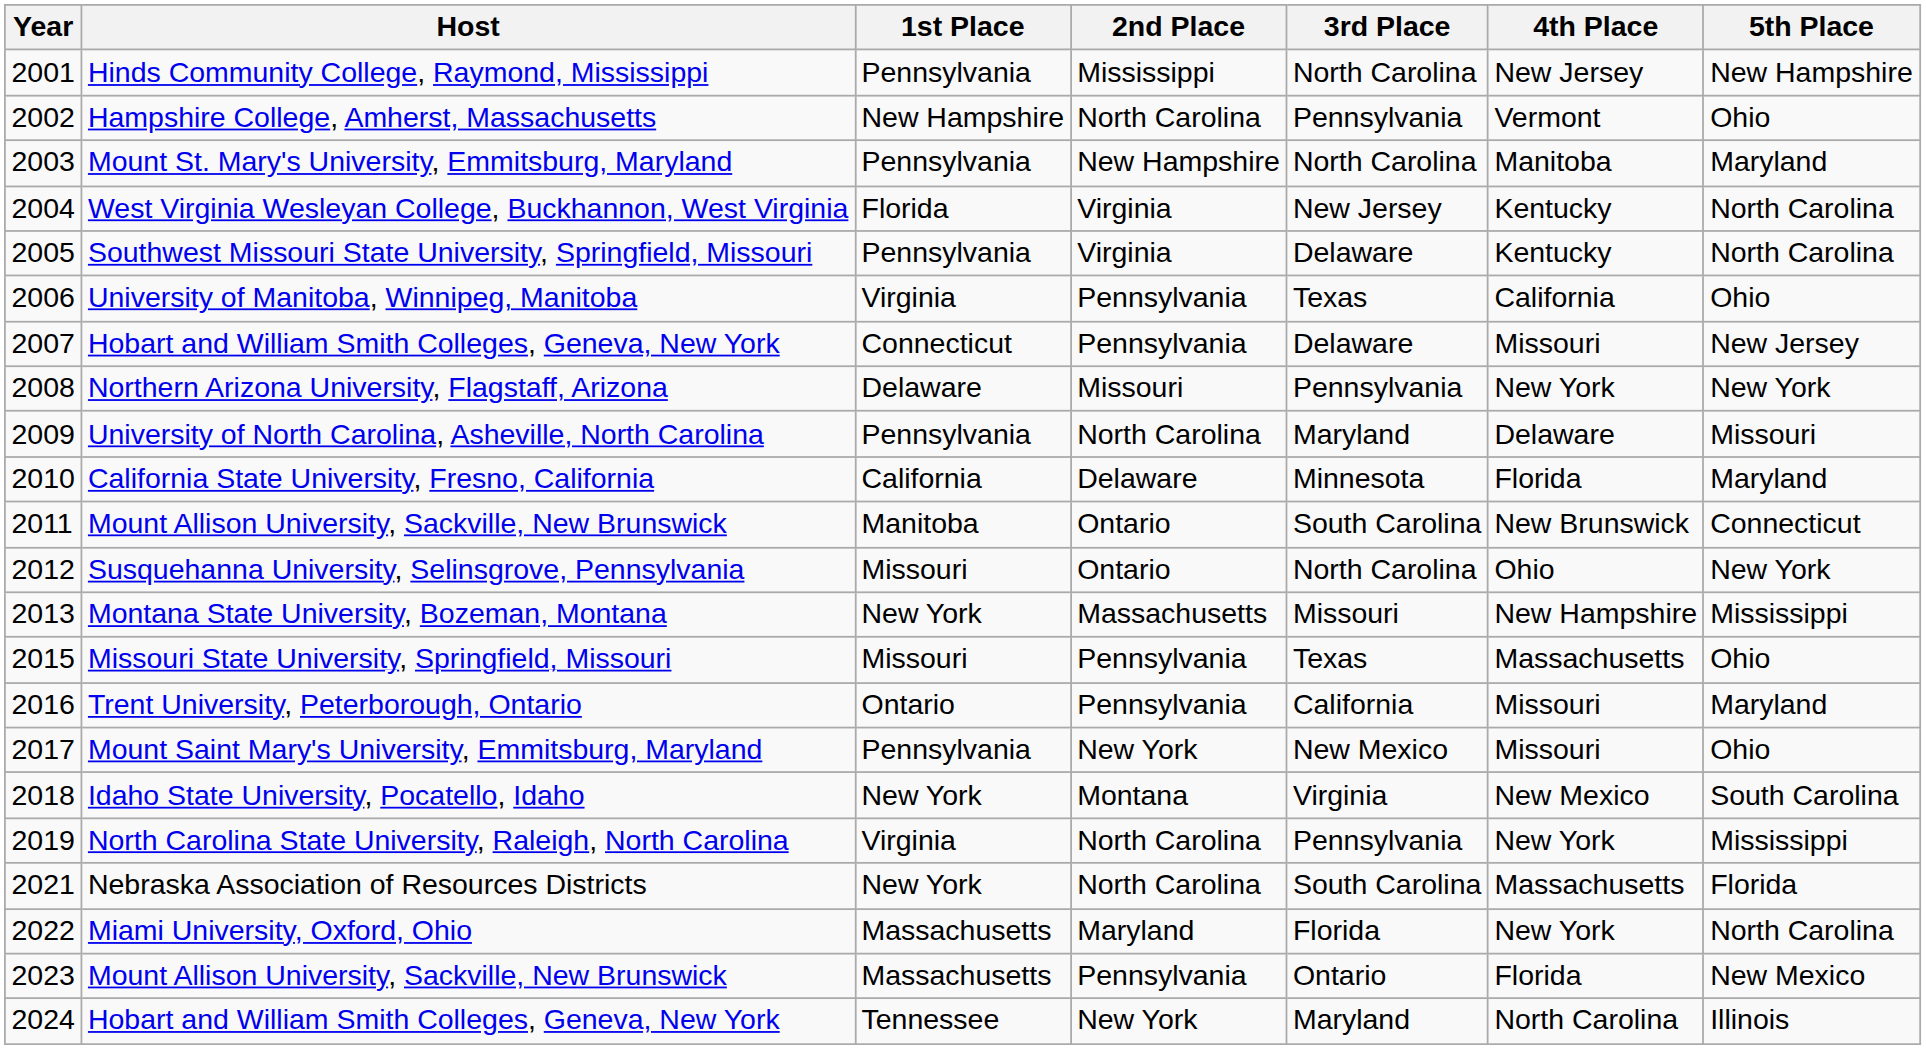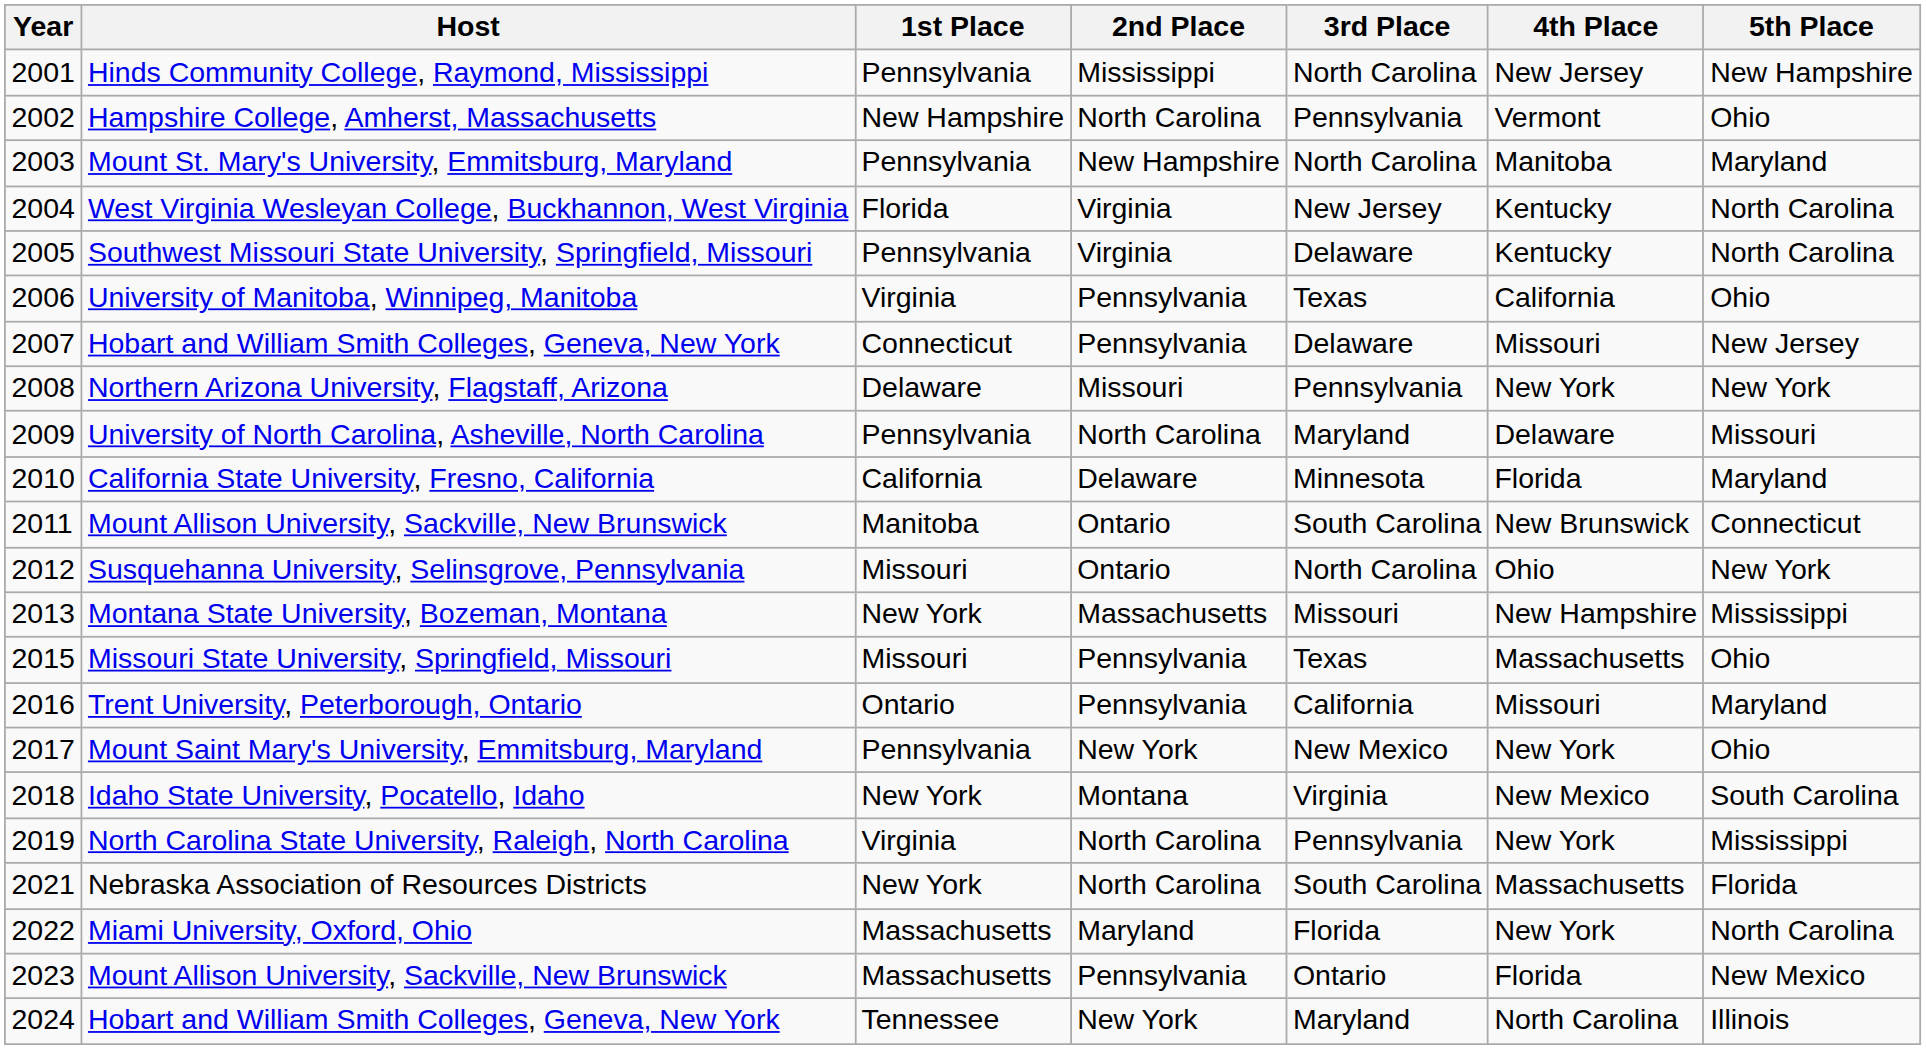(1547, 749) Missouri -> (1555, 749) New York
